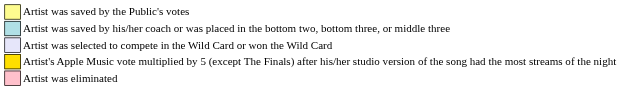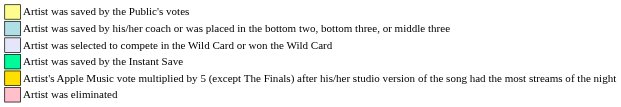+ row: (103, 61)
